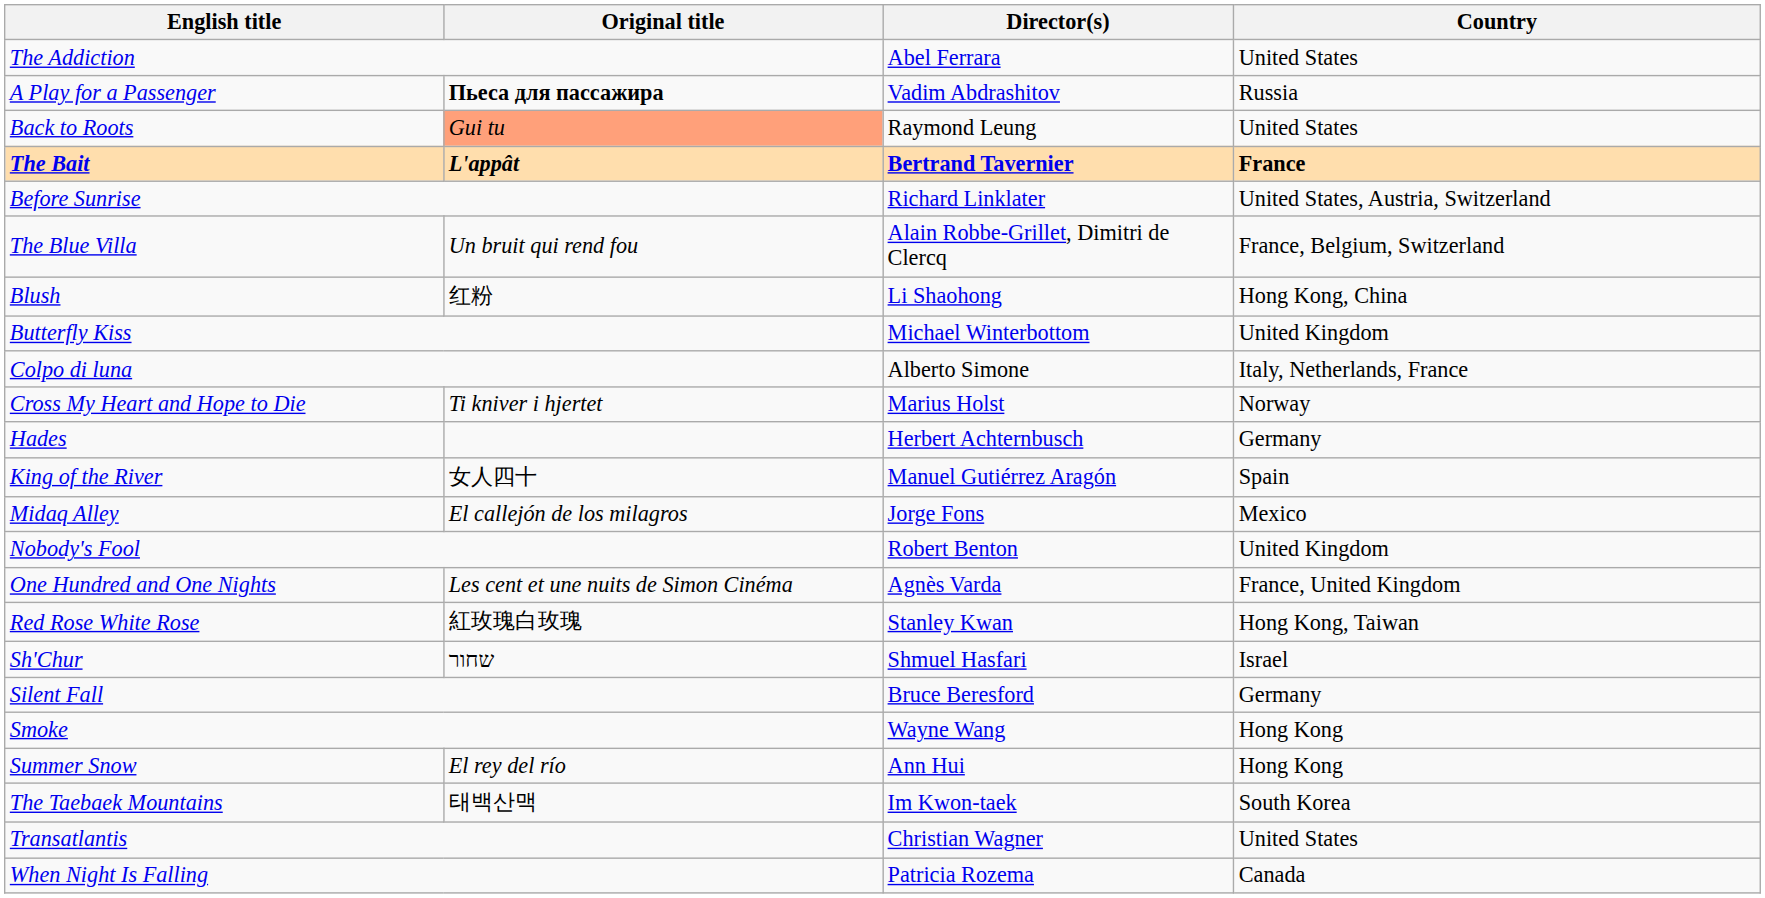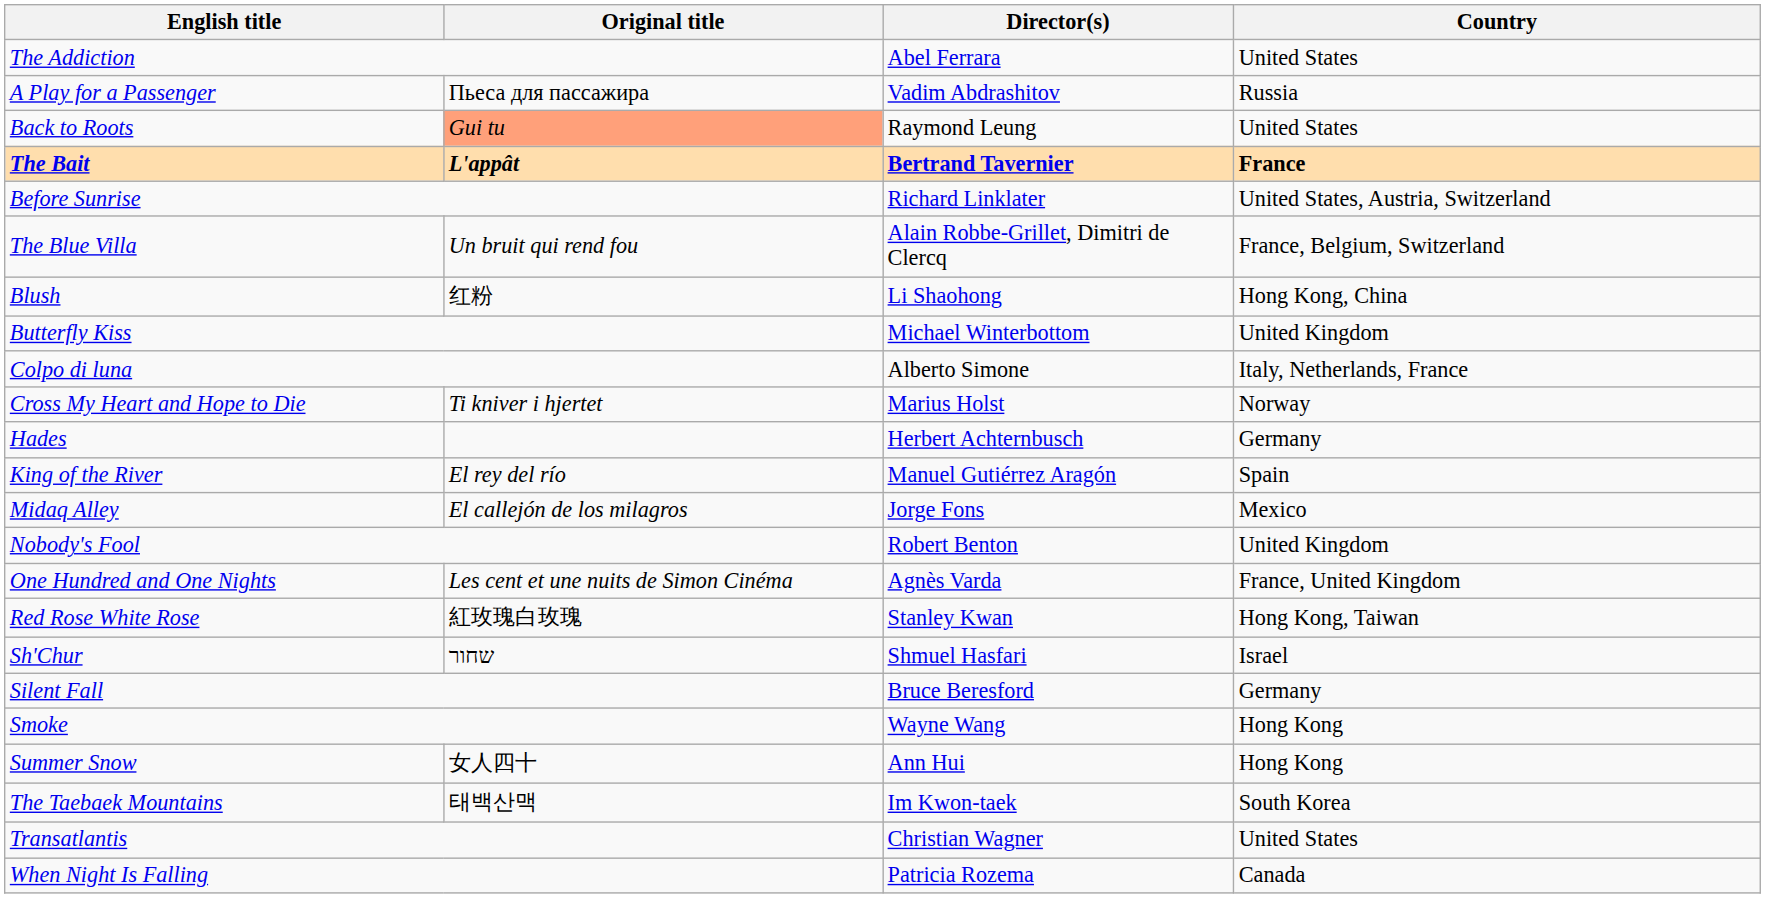(556, 92) bold -> (549, 92) normal
(493, 475) 女人四十 -> (507, 474) El rey del río
(507, 765) El rey del río -> (493, 762) 女人四十
